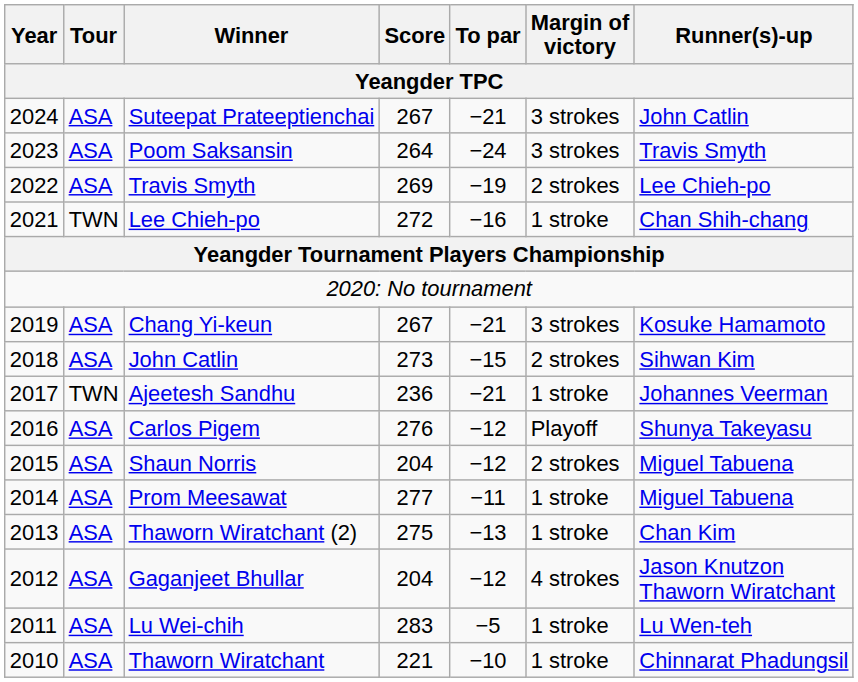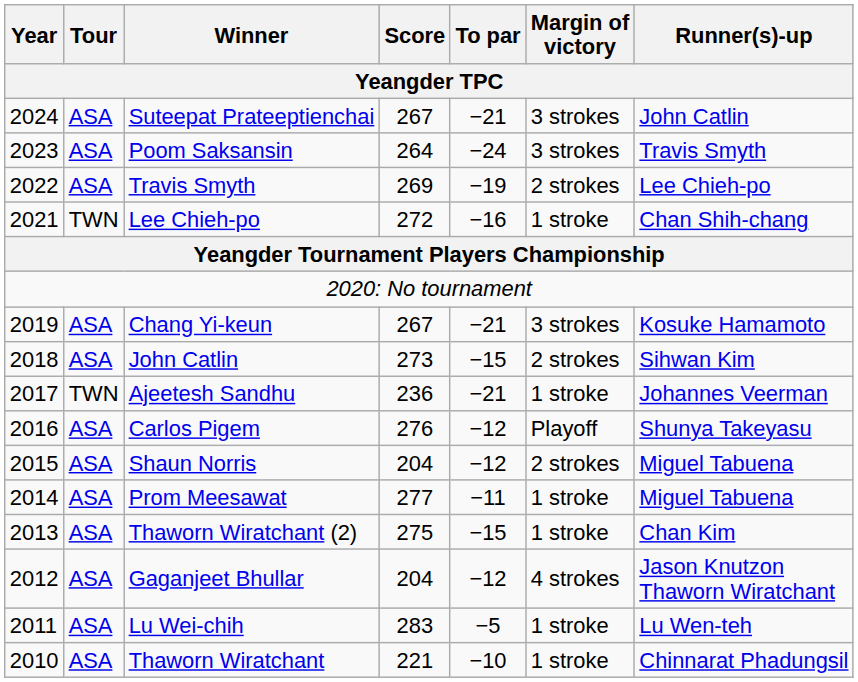(488, 532) −13 -> (488, 532) −15
